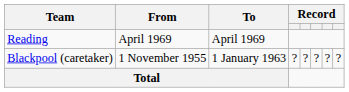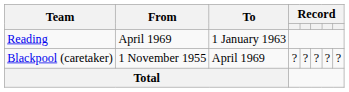(238, 39) April 1969 -> (249, 39) 1 January 1963
(249, 58) 1 January 1963 -> (238, 58) April 1969
